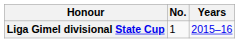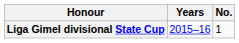columns swapped: (178, 12) <-> (212, 12)
